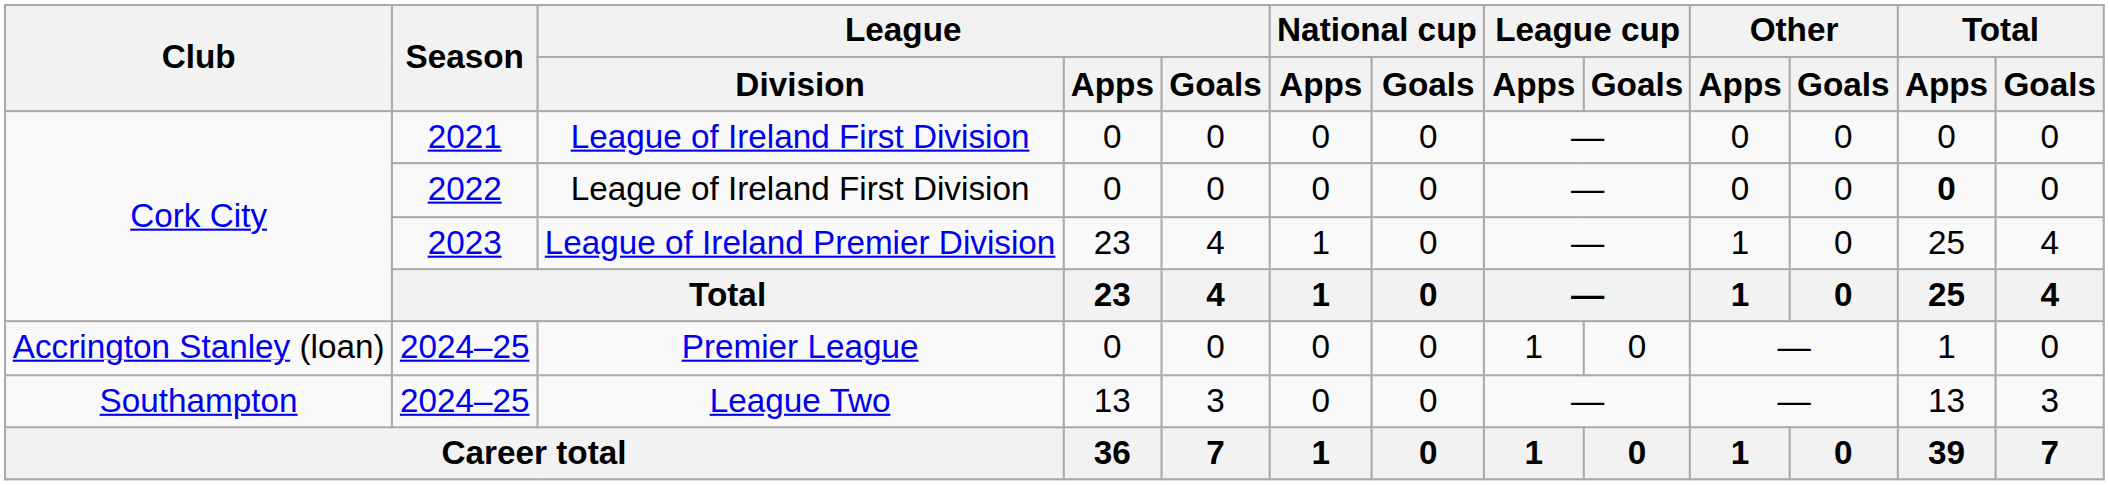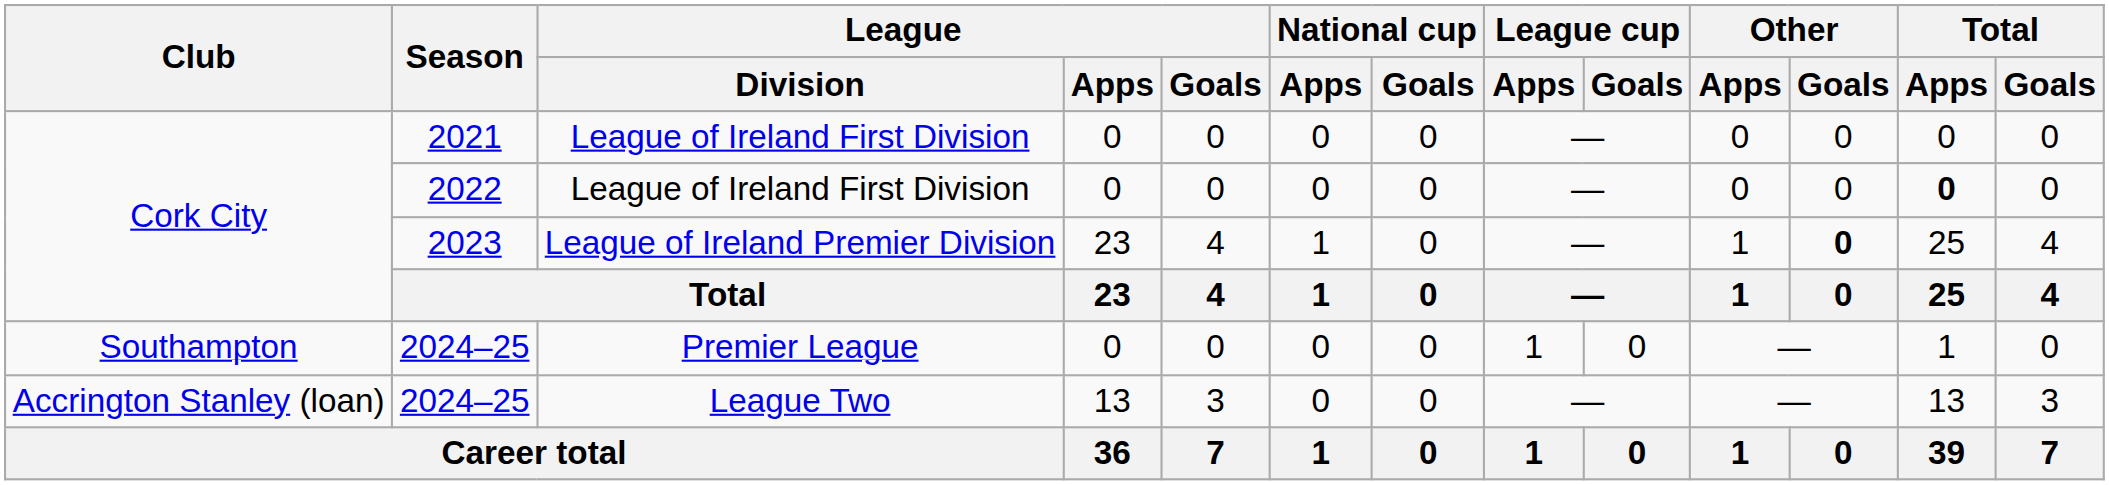(1843, 242) normal -> (1843, 242) bold
(199, 347) Accrington Stanley (loan) -> (199, 347) Southampton
(199, 400) Southampton -> (199, 400) Accrington Stanley (loan)
